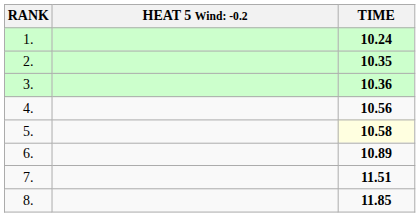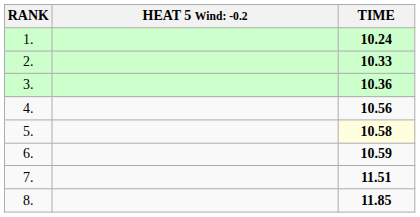(376, 62) 10.35 -> (376, 62) 10.33
(376, 154) 10.89 -> (376, 154) 10.59
